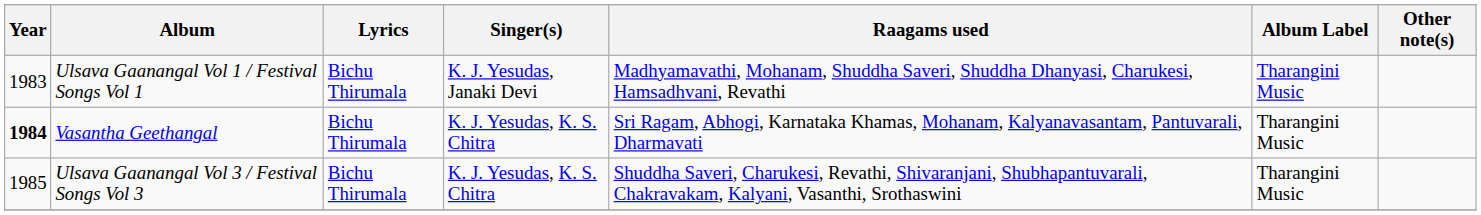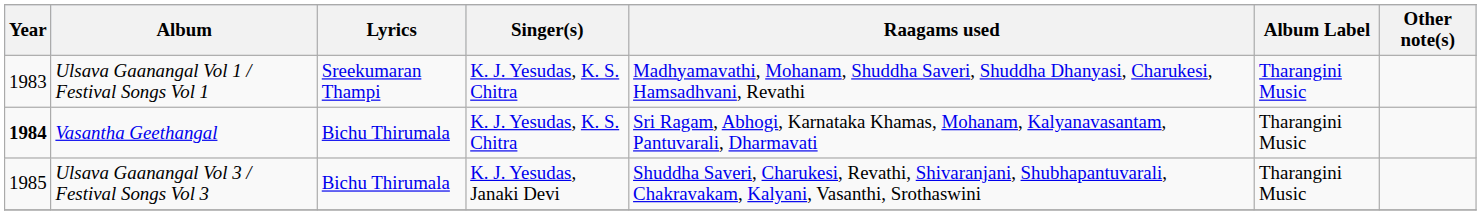(367, 81) Bichu Thirumala -> (372, 81) Sreekumaran Thampi
(501, 81) K. J. Yesudas, Janaki Devi -> (545, 81) K. J. Yesudas, K. S. Chitra
(522, 183) K. J. Yesudas, K. S. Chitra -> (523, 183) K. J. Yesudas, Janaki Devi
